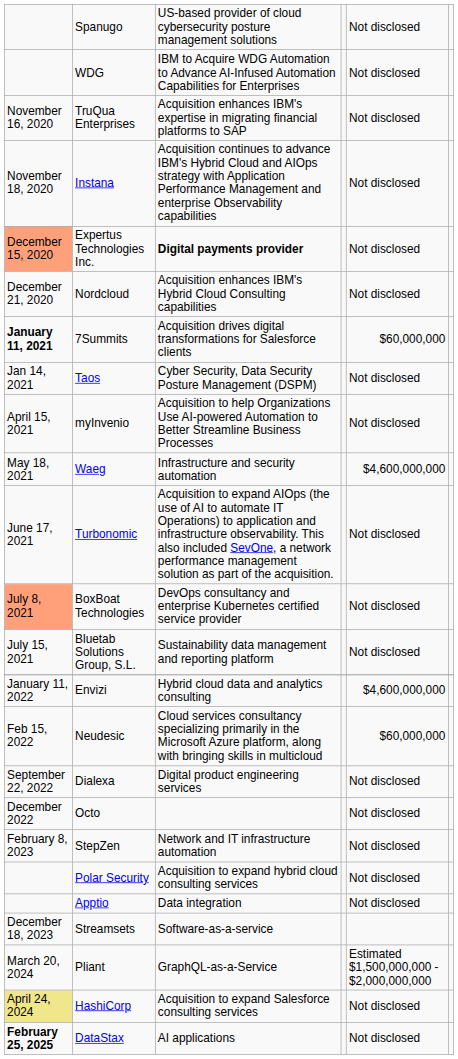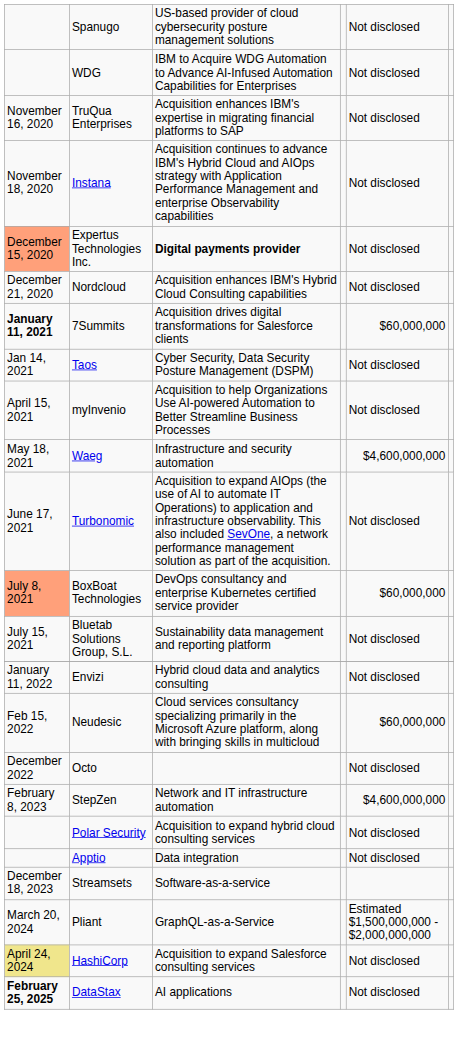(385, 606) Not disclosed -> (412, 593) $60,000,000
(404, 690) $4,600,000,000 -> (384, 677) Not disclosed
- row: (95, 781)
(385, 845) Not disclosed -> (404, 800) $4,600,000,000
